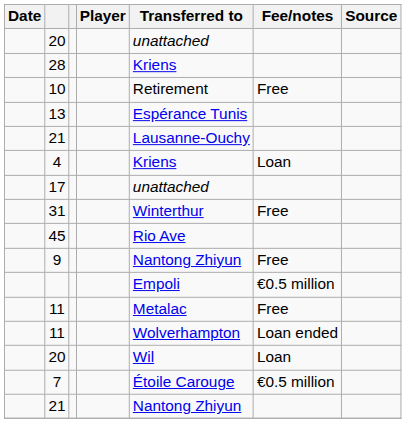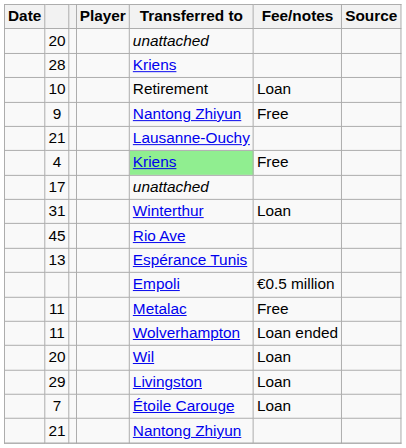(273, 89) Free -> (274, 89) Loan
rows swapped: (25, 114) <-> (25, 260)
(155, 162) no background -> (155, 162) lightgreen background
(274, 162) Loan -> (273, 162) Free
(273, 211) Free -> (274, 211) Loan
+ row: (25, 382)
(296, 382) €0.5 million -> (274, 406) Loan
